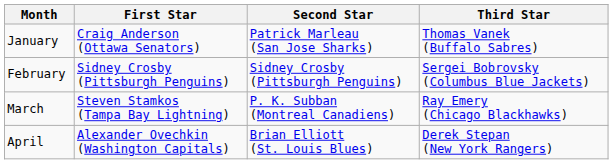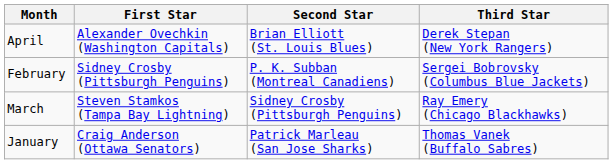rows swapped: (33, 41) <-> (26, 142)
(326, 75) Sidney Crosby (Pittsburgh Penguins) -> (322, 75) P. K. Subban (Montreal Canadiens)
(322, 108) P. K. Subban (Montreal Canadiens) -> (326, 108) Sidney Crosby (Pittsburgh Penguins)
